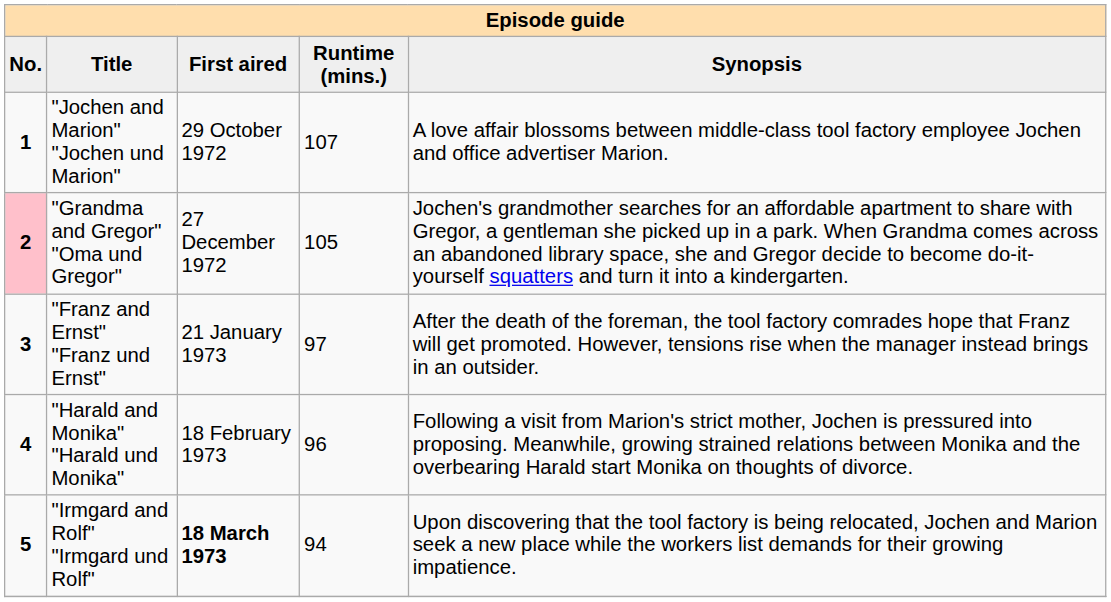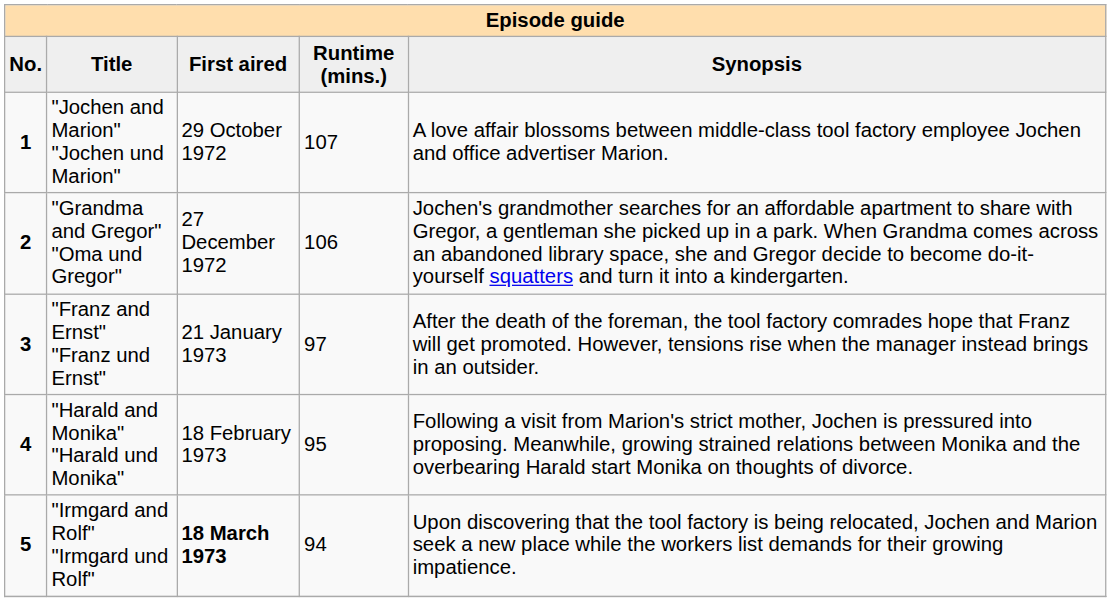(26, 243) pink background -> (26, 243) no background
(321, 243) 105 -> (321, 243) 106
(315, 444) 96 -> (315, 444) 95
